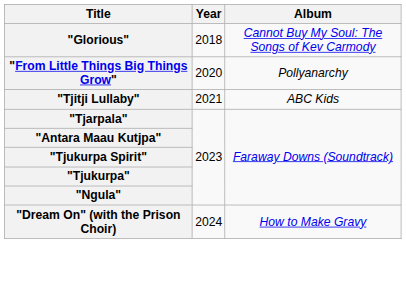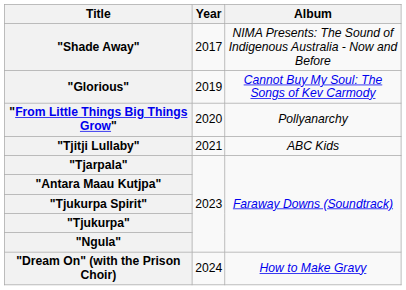+ row: (98, 47)
(209, 40) 2018 -> (209, 86) 2019
